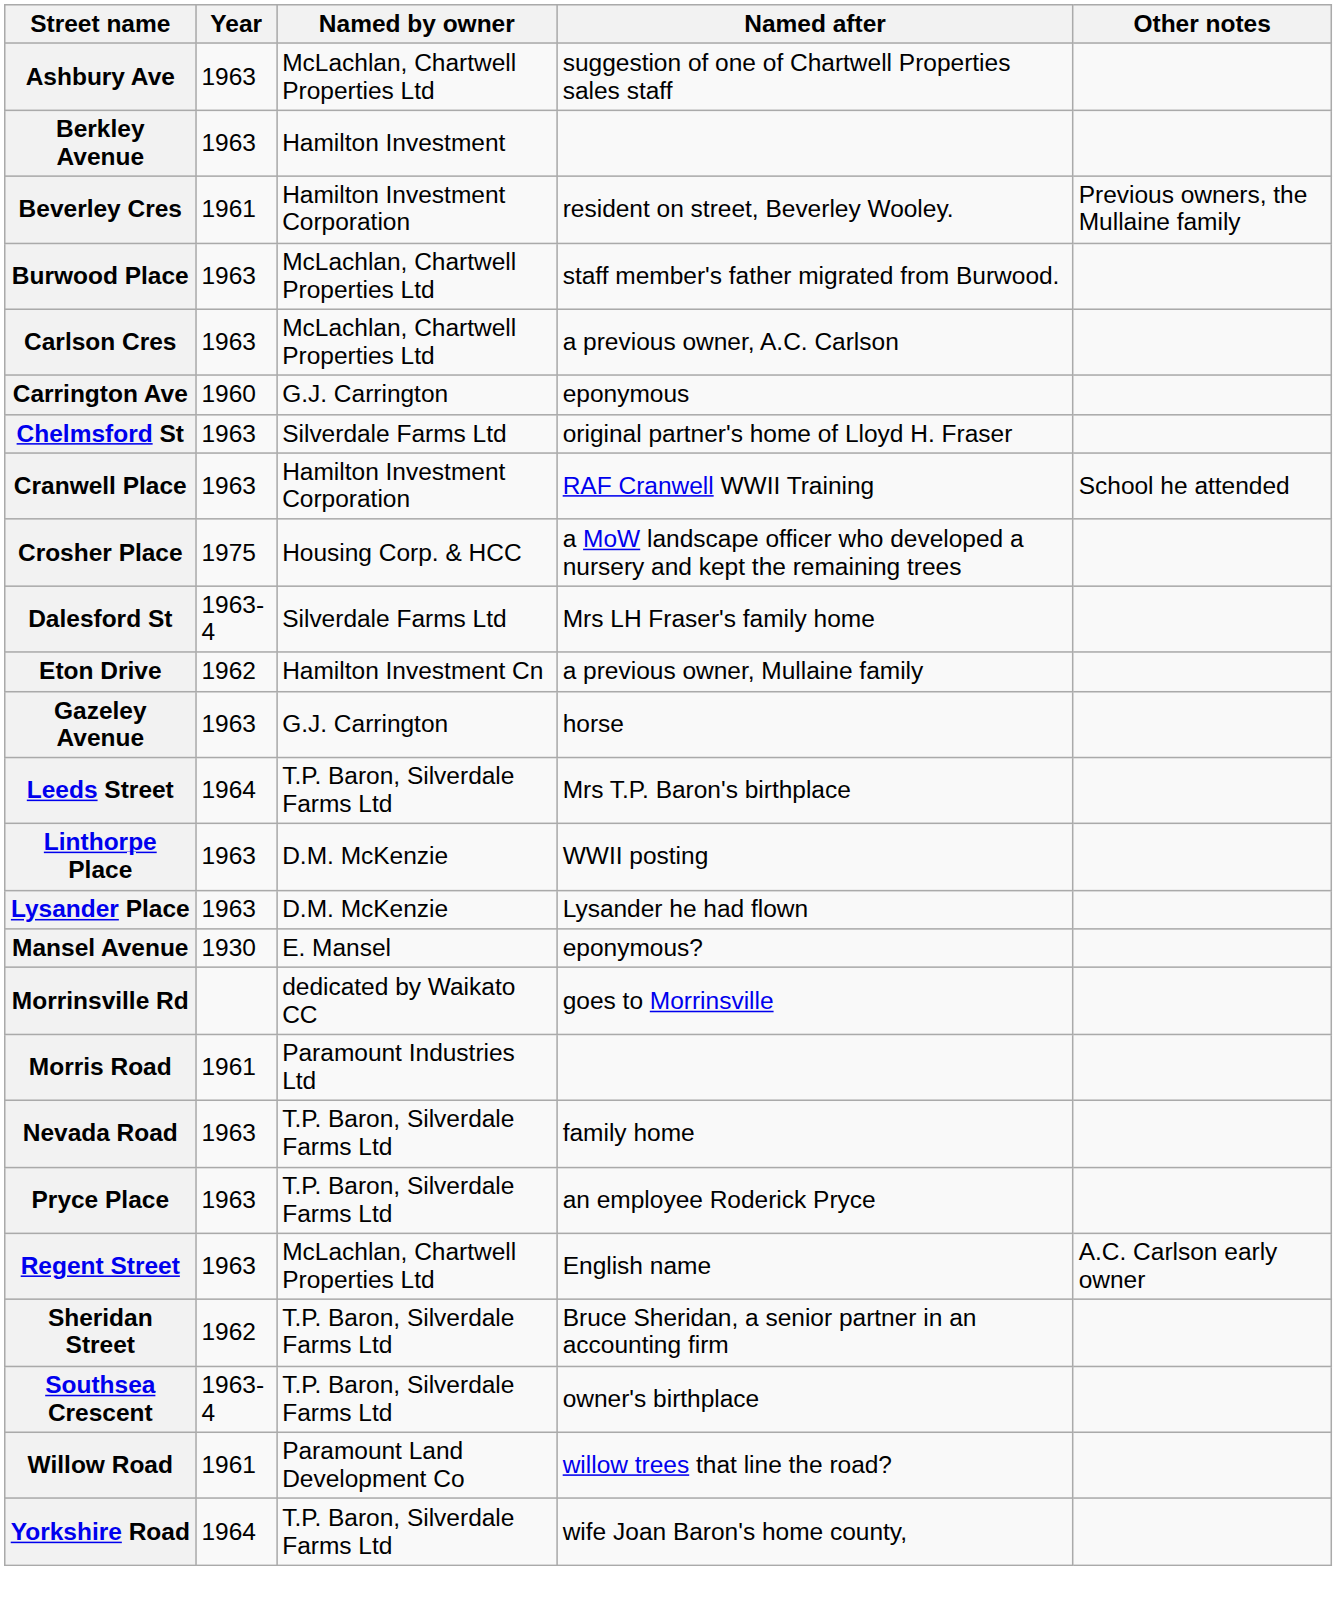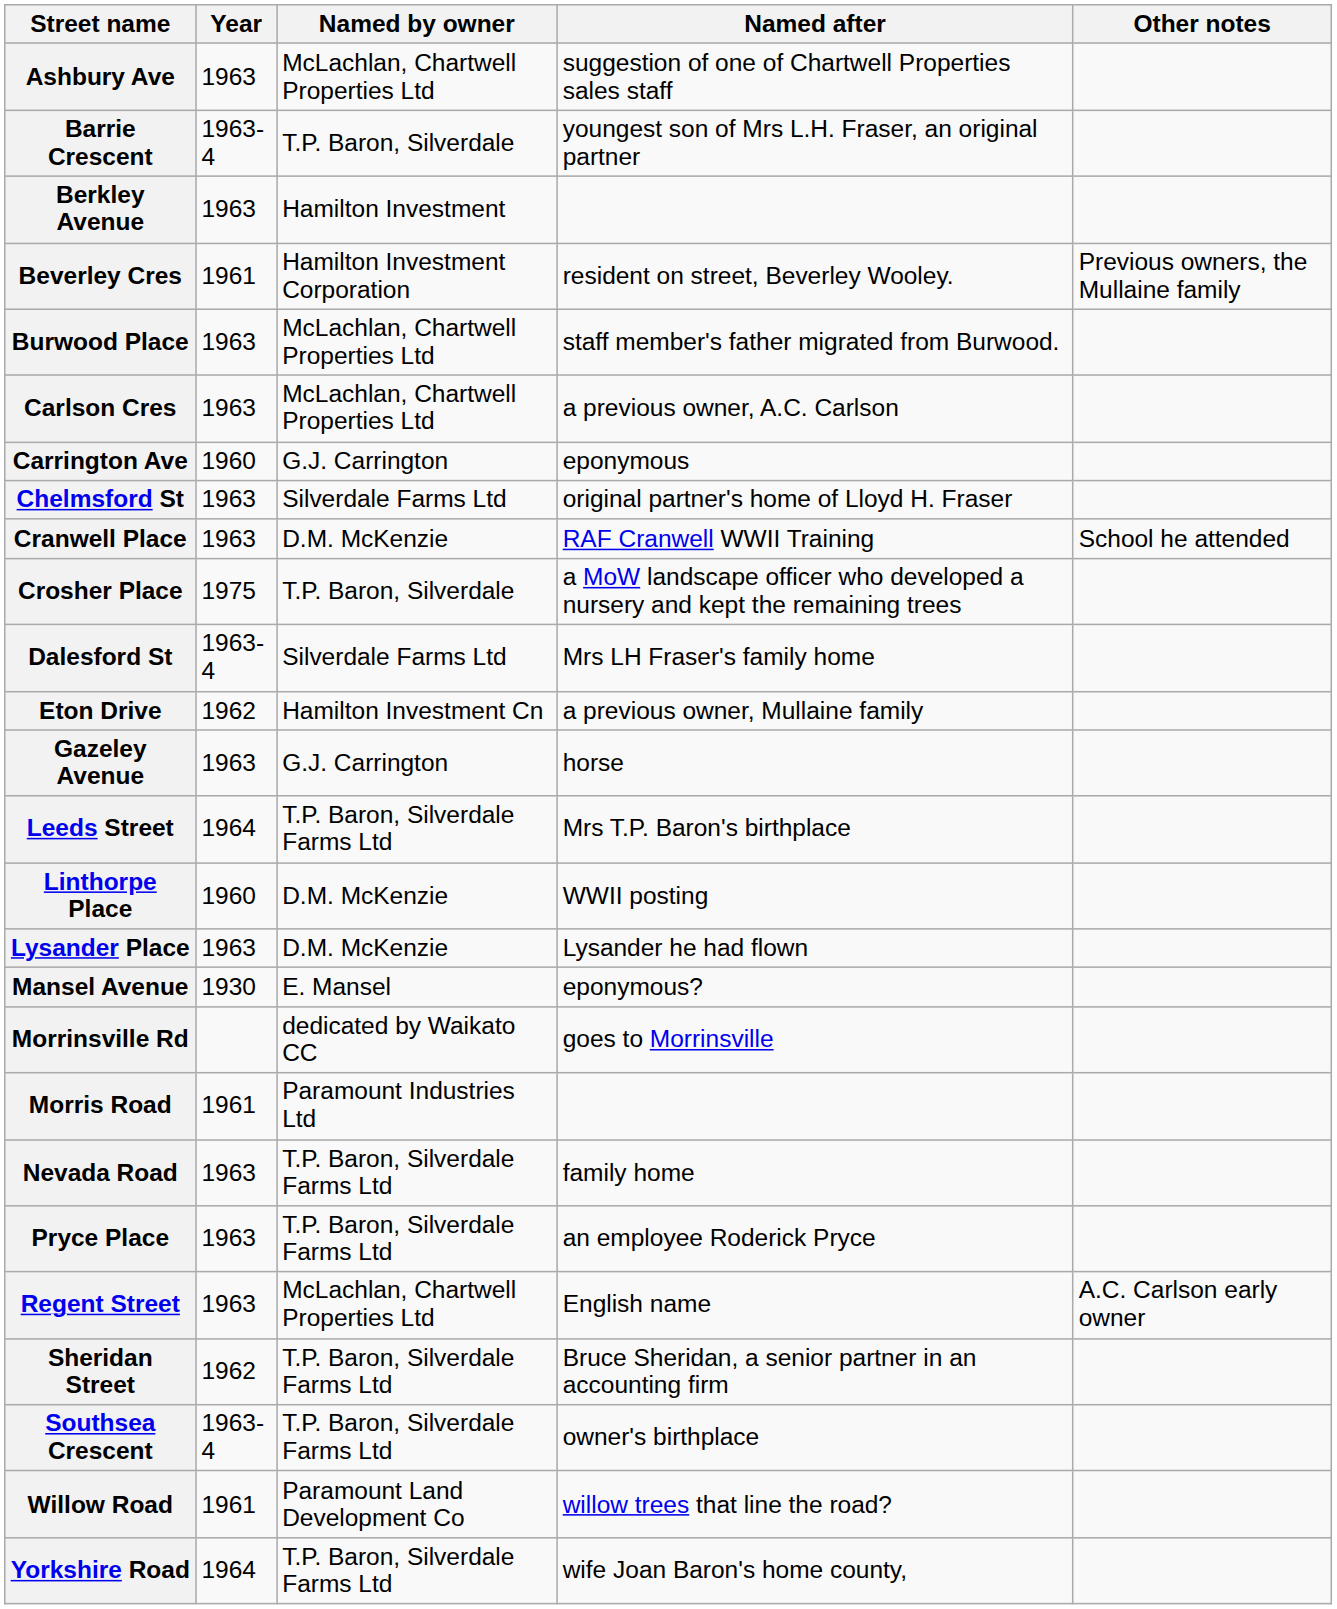+ row: (100, 142)
(394, 485) Hamilton Investment Corporation -> (365, 538) D.M. McKenzie
(402, 552) Housing Corp. & HCC -> (398, 591) T.P. Baron, Silverdale
(229, 856) 1963 -> (229, 895) 1960
